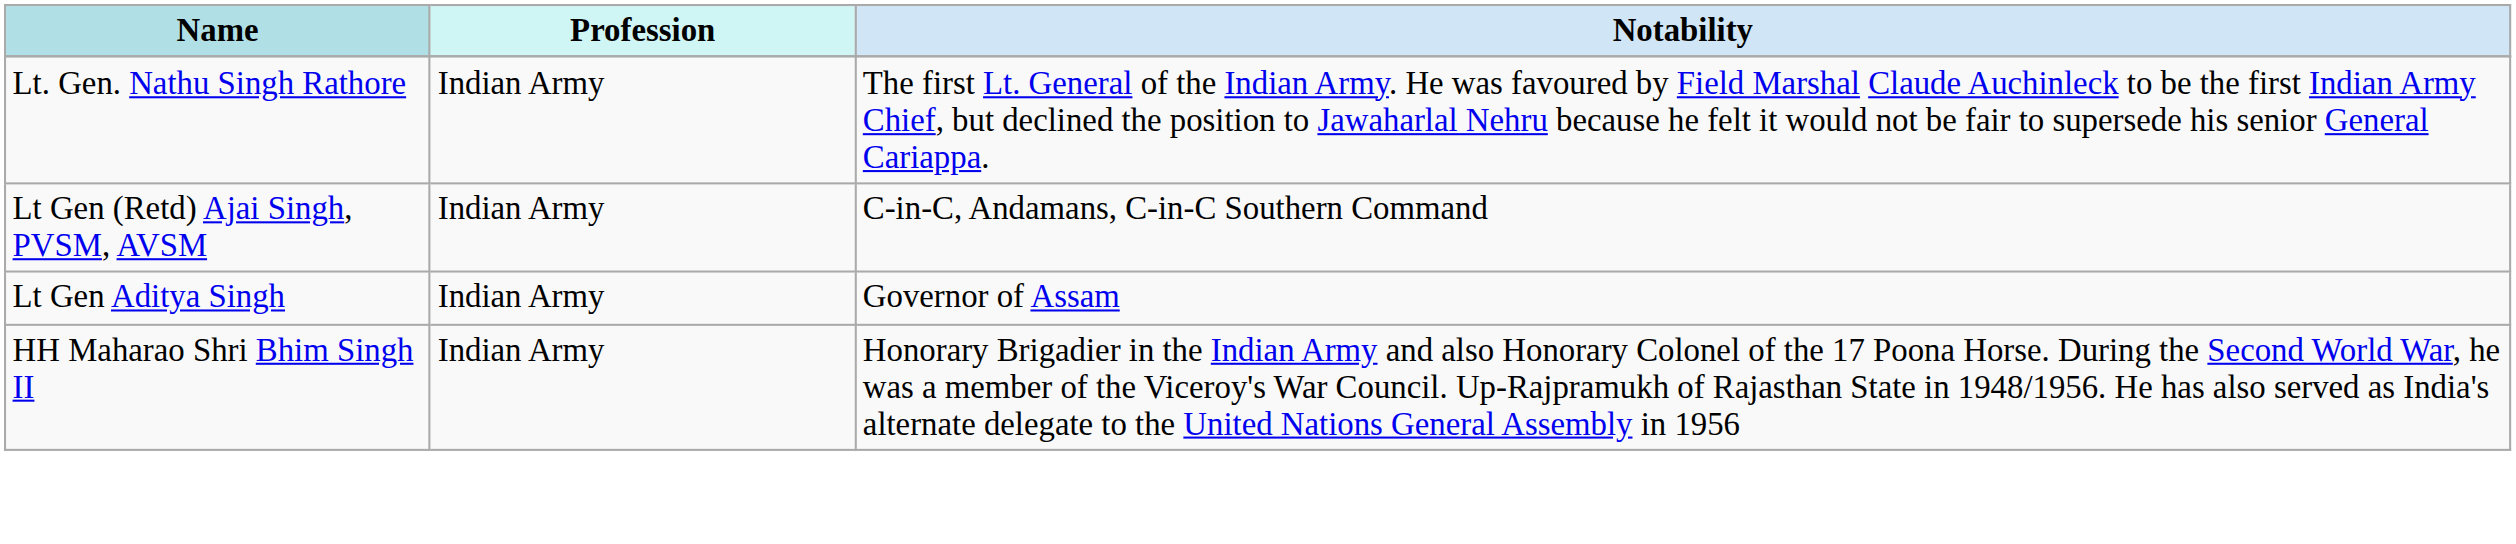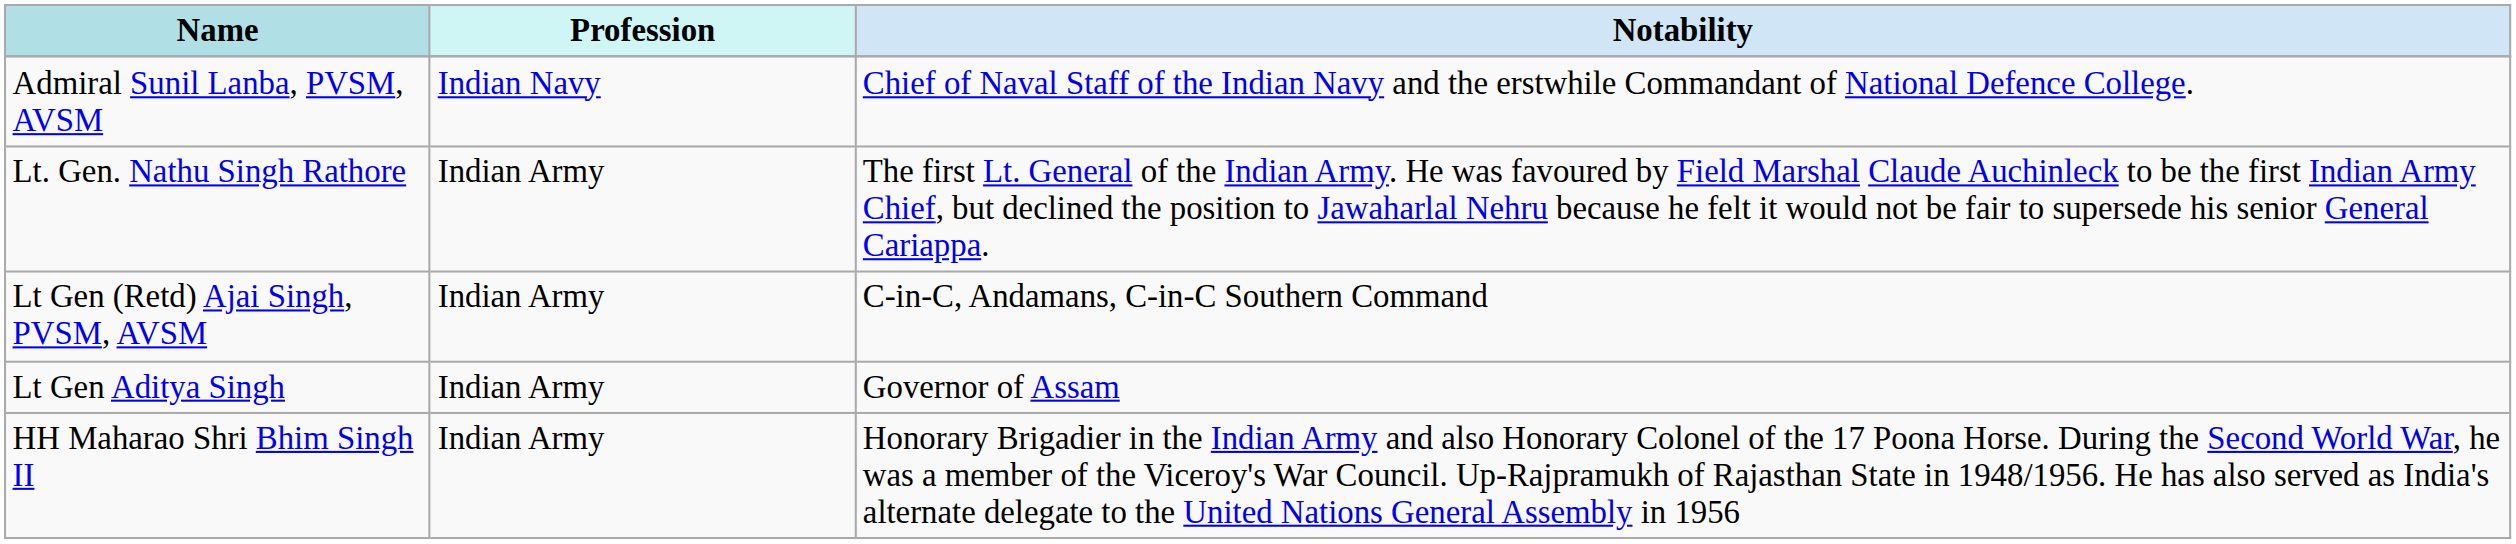+ row: (208, 100)
